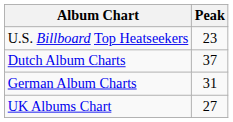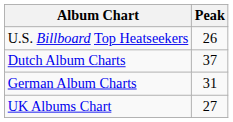(210, 38) 23 -> (210, 38) 26
